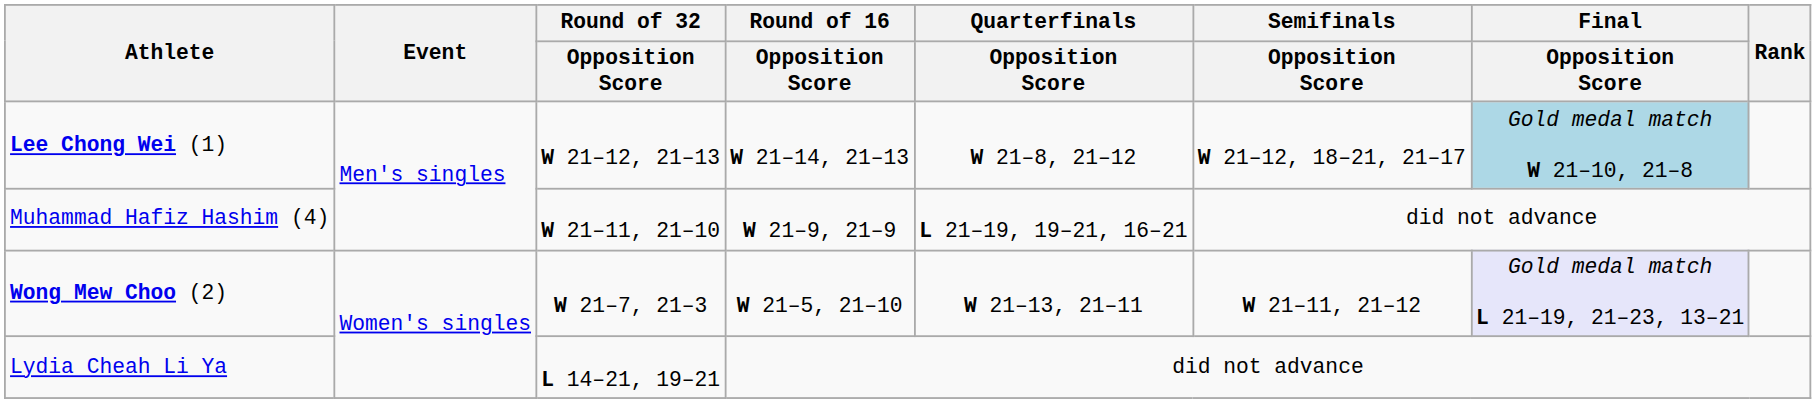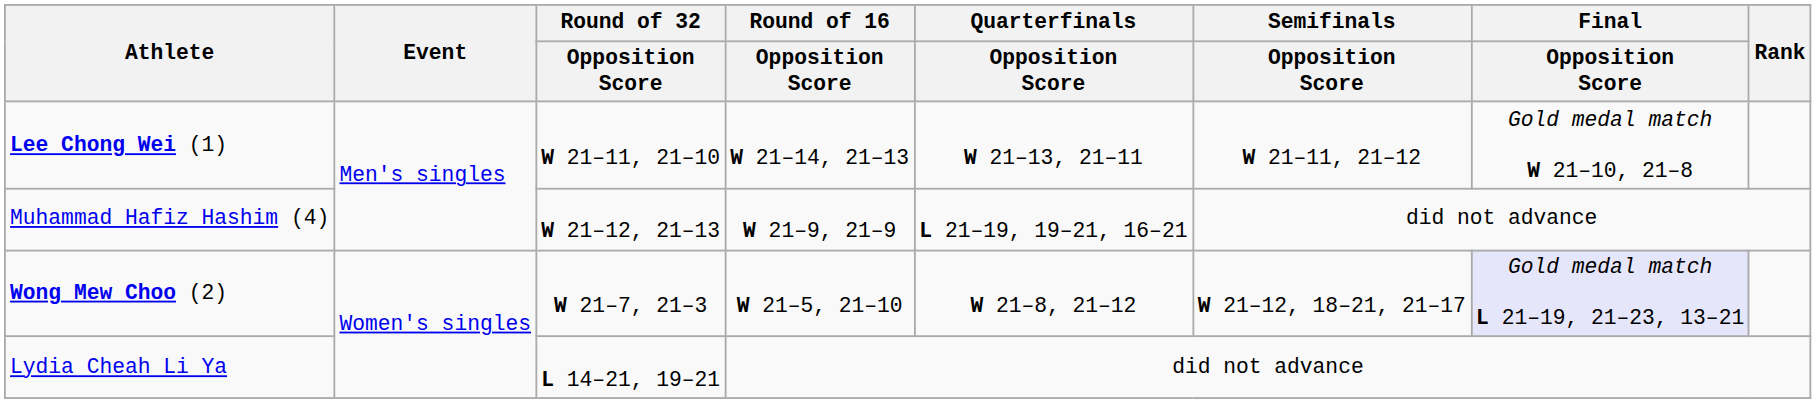(631, 158) W 21–12, 21–13 -> (631, 158) W 21–11, 21–10
(1053, 158) W 21–8, 21–12 -> (1053, 158) W 21–13, 21–11
(1332, 158) W 21–12, 18–21, 21–17 -> (1332, 158) W 21–11, 21–12
(1610, 145) lightblue background -> (1610, 145) no background
(631, 232) W 21–11, 21–10 -> (631, 232) W 21–12, 21–13
(1053, 306) W 21–13, 21–11 -> (1053, 306) W 21–8, 21–12
(1332, 306) W 21–11, 21–12 -> (1332, 306) W 21–12, 18–21, 21–17
